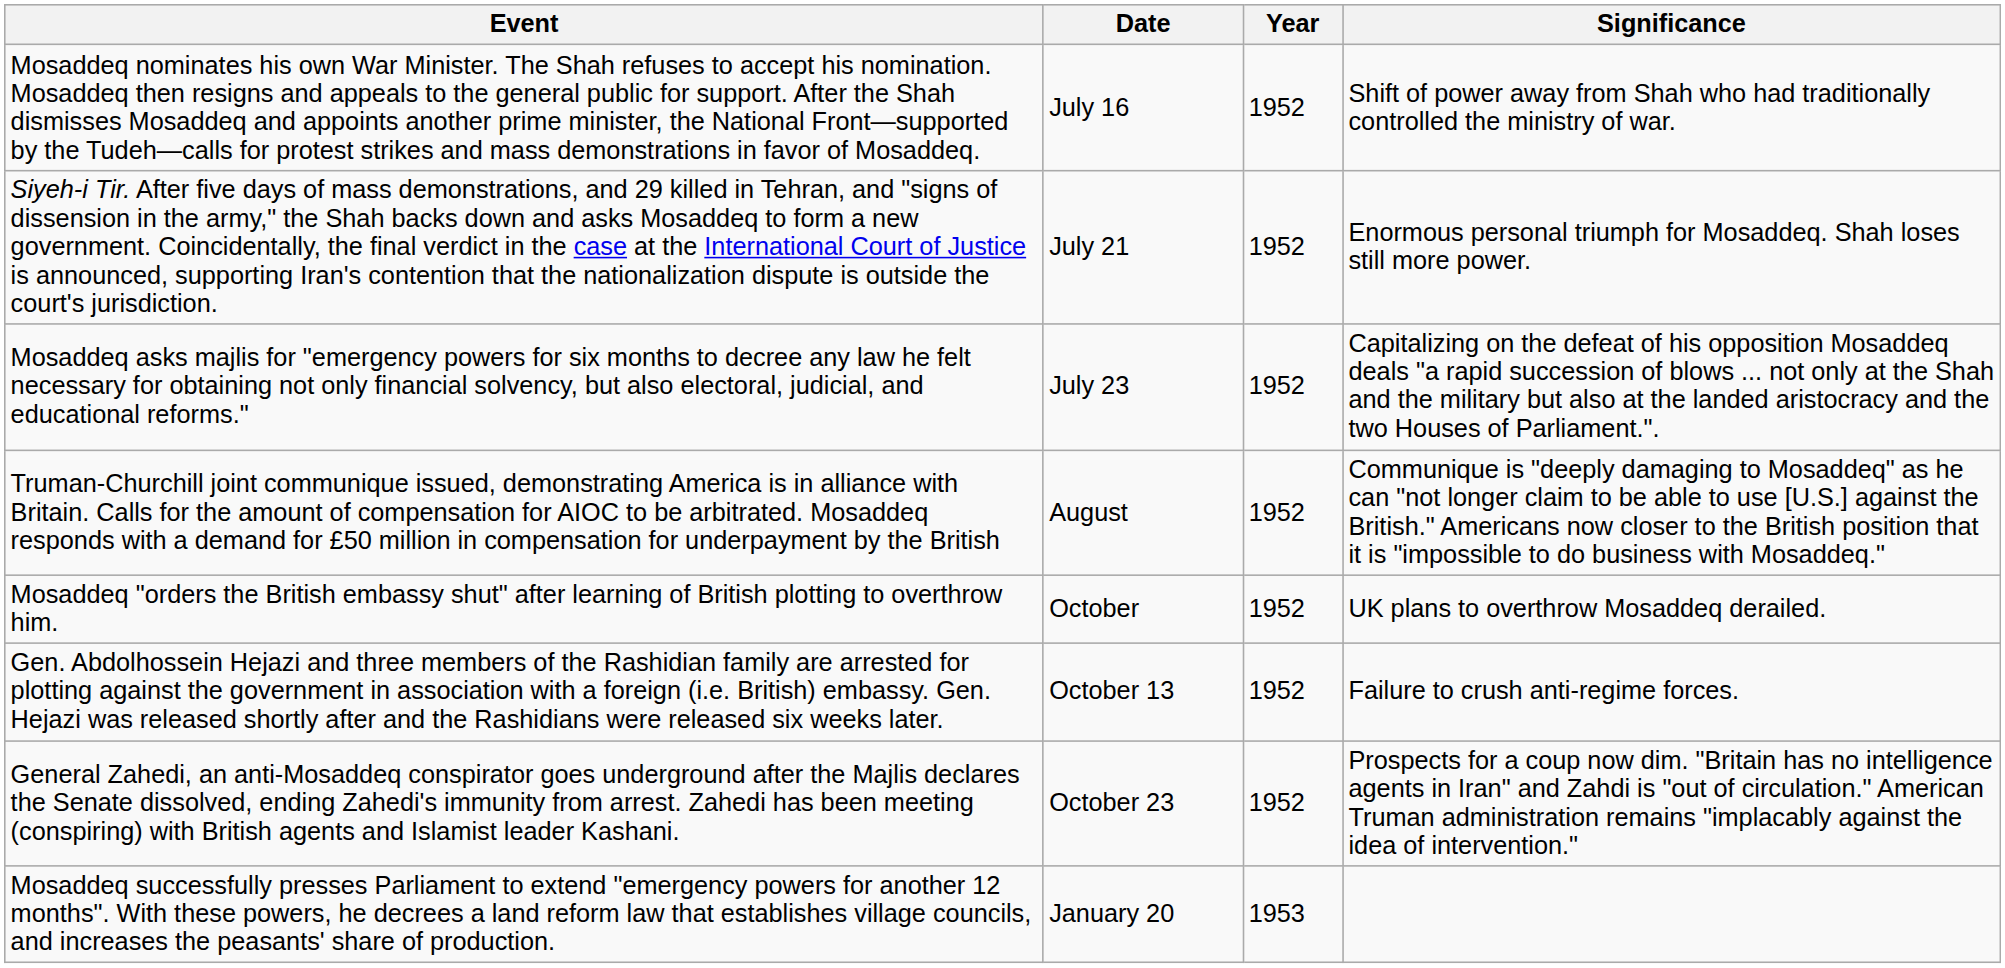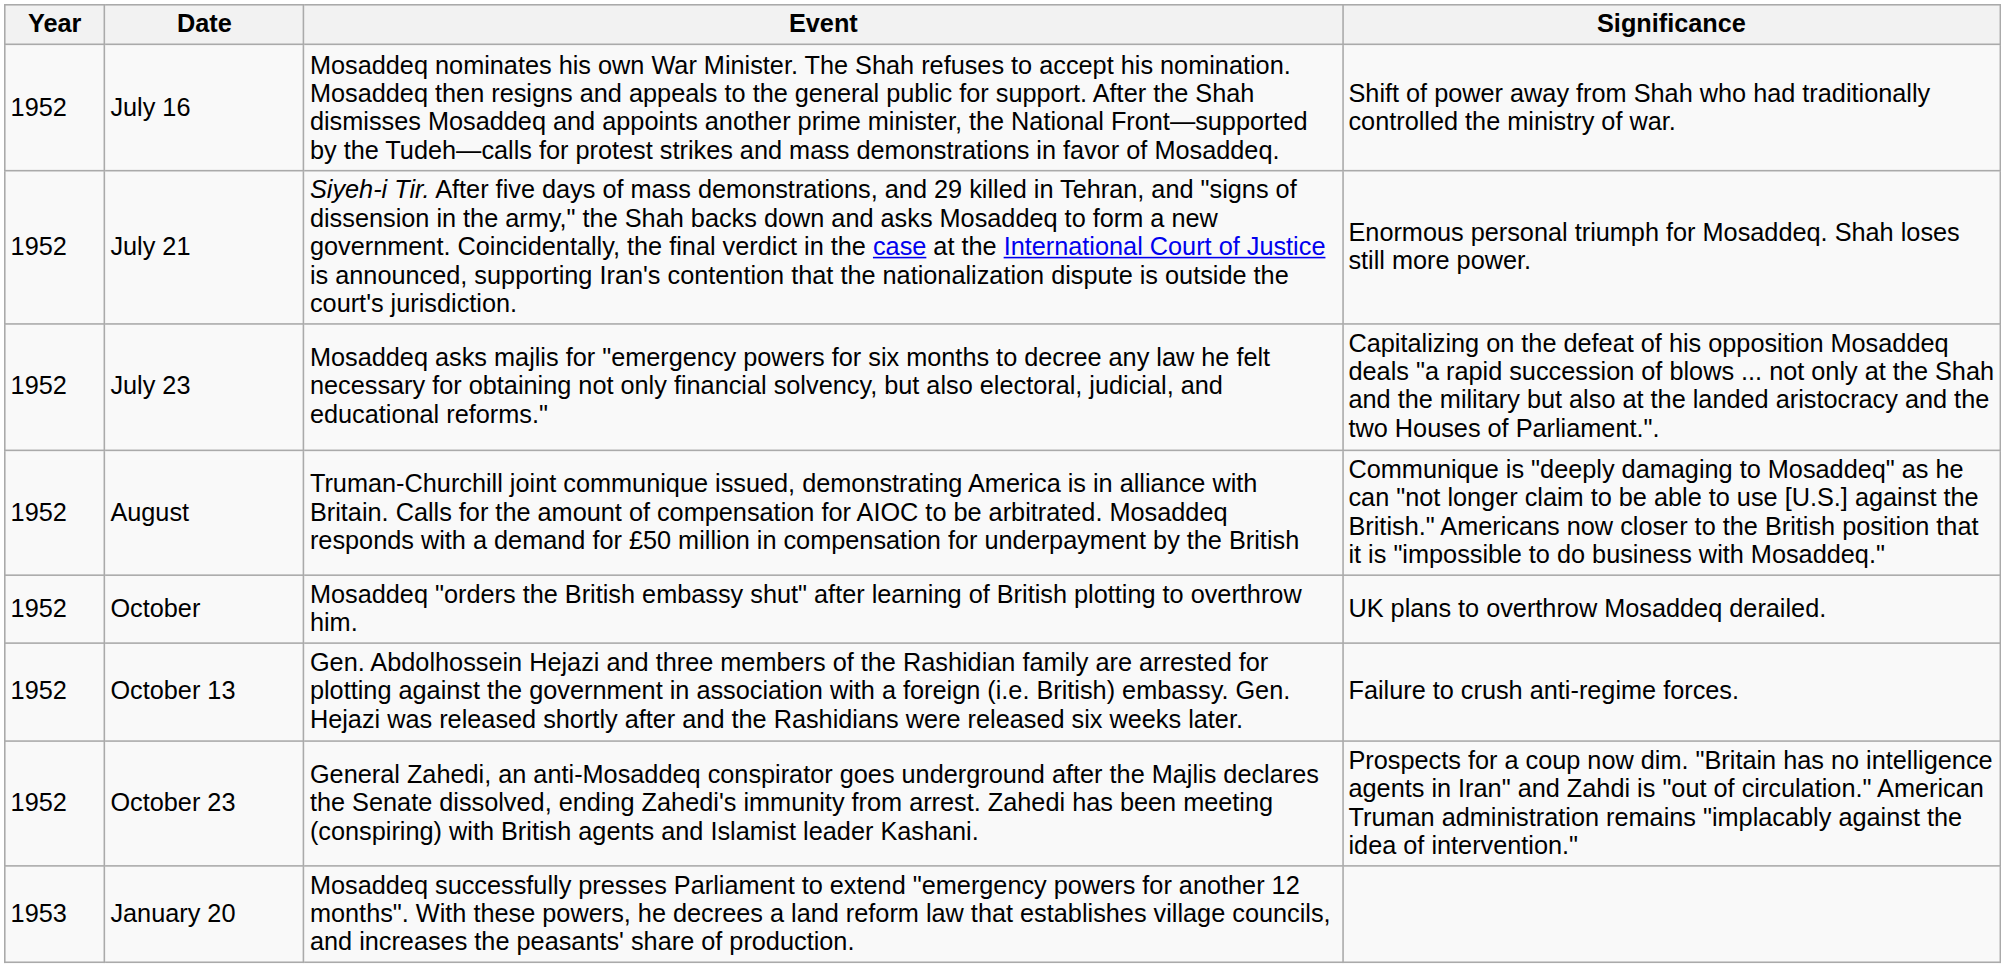columns swapped: (1293, 24) <-> (524, 24)
